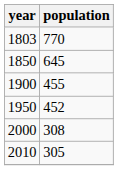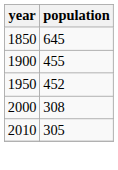- row: (22, 38)
